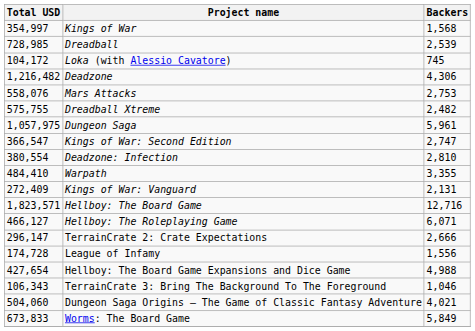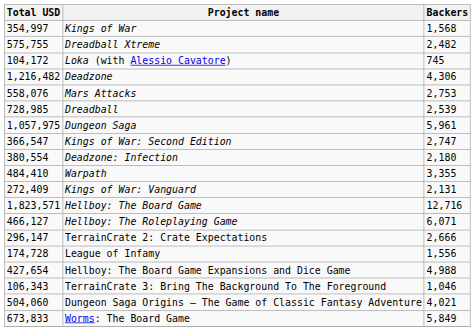rows swapped: (92, 45) <-> (113, 109)
(441, 157) 2,810 -> (441, 157) 2,180
